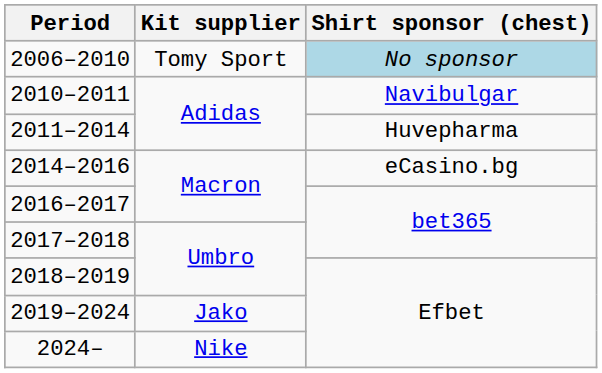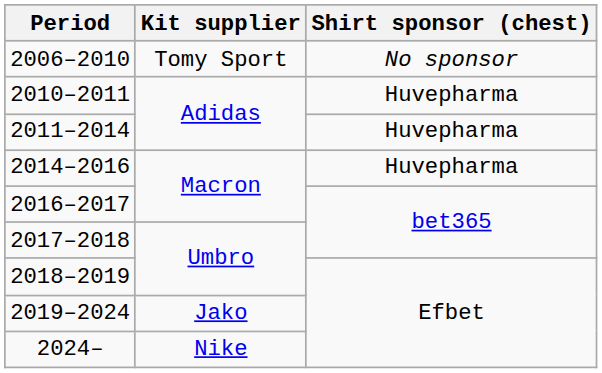(452, 59) lightblue background -> (452, 59) no background
(452, 95) Navibulgar -> (452, 95) Huvepharma
(452, 168) eCasino.bg -> (452, 168) Huvepharma
